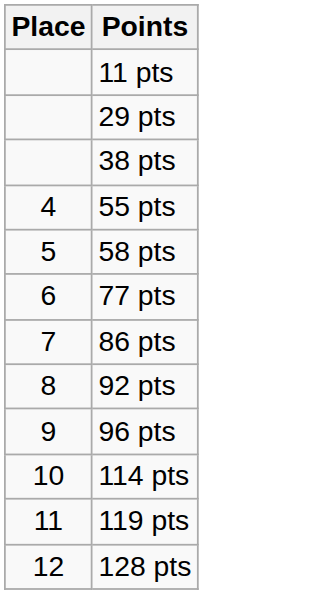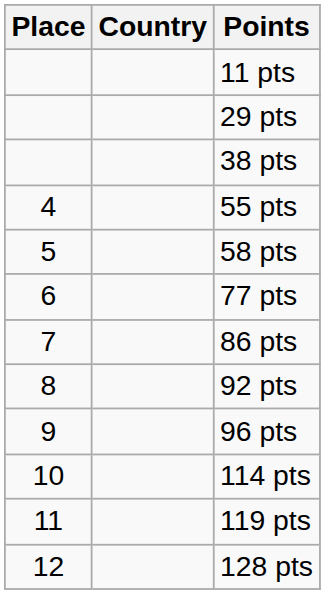+ column: (153, 26)
